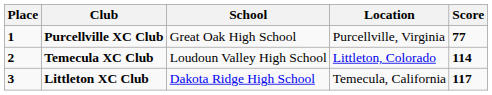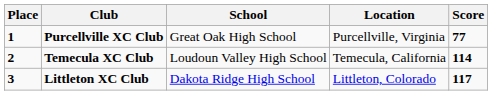(384, 57) Littleton, Colorado -> (389, 57) Temecula, California
(389, 79) Temecula, California -> (384, 79) Littleton, Colorado
